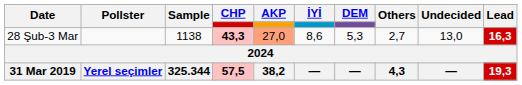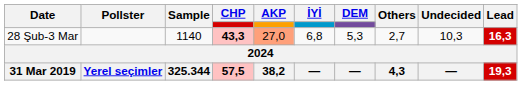(189, 35) 1138 -> (189, 35) 1140
(314, 35) 8,6 -> (314, 35) 6,8
(451, 35) 13,0 -> (451, 35) 10,3
